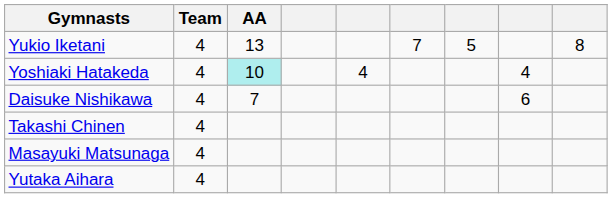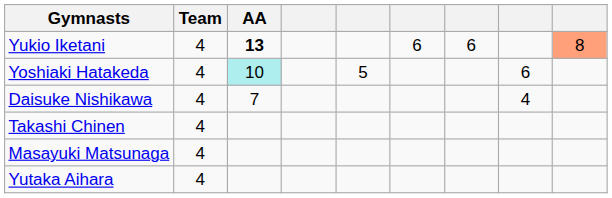(254, 45) normal -> (254, 45) bold
(417, 45) 7 -> (417, 45) 6
(471, 45) 5 -> (471, 45) 6
(580, 45) no background -> (580, 45) lightsalmon background
(363, 72) 4 -> (363, 72) 5
(525, 72) 4 -> (525, 72) 6
(525, 99) 6 -> (525, 99) 4
